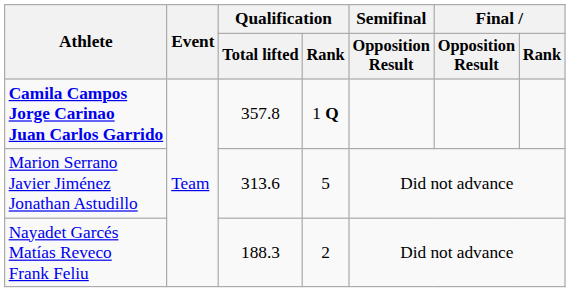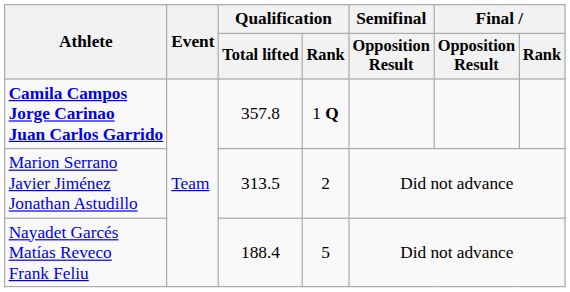(261, 183) 313.6 -> (261, 183) 313.5
(326, 183) 5 -> (326, 183) 2
(261, 252) 188.3 -> (261, 252) 188.4
(326, 252) 2 -> (326, 252) 5
